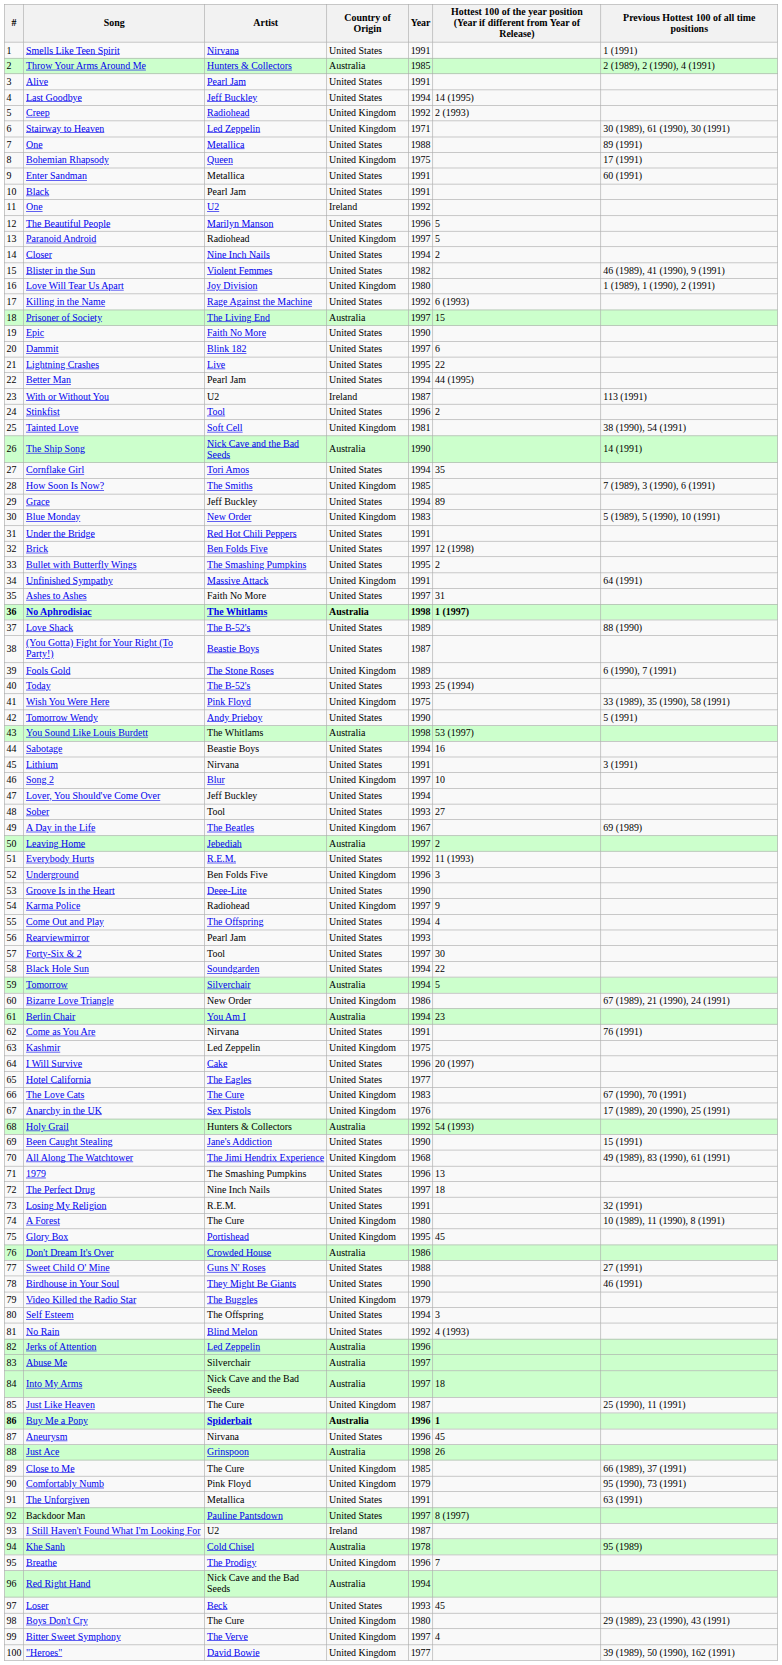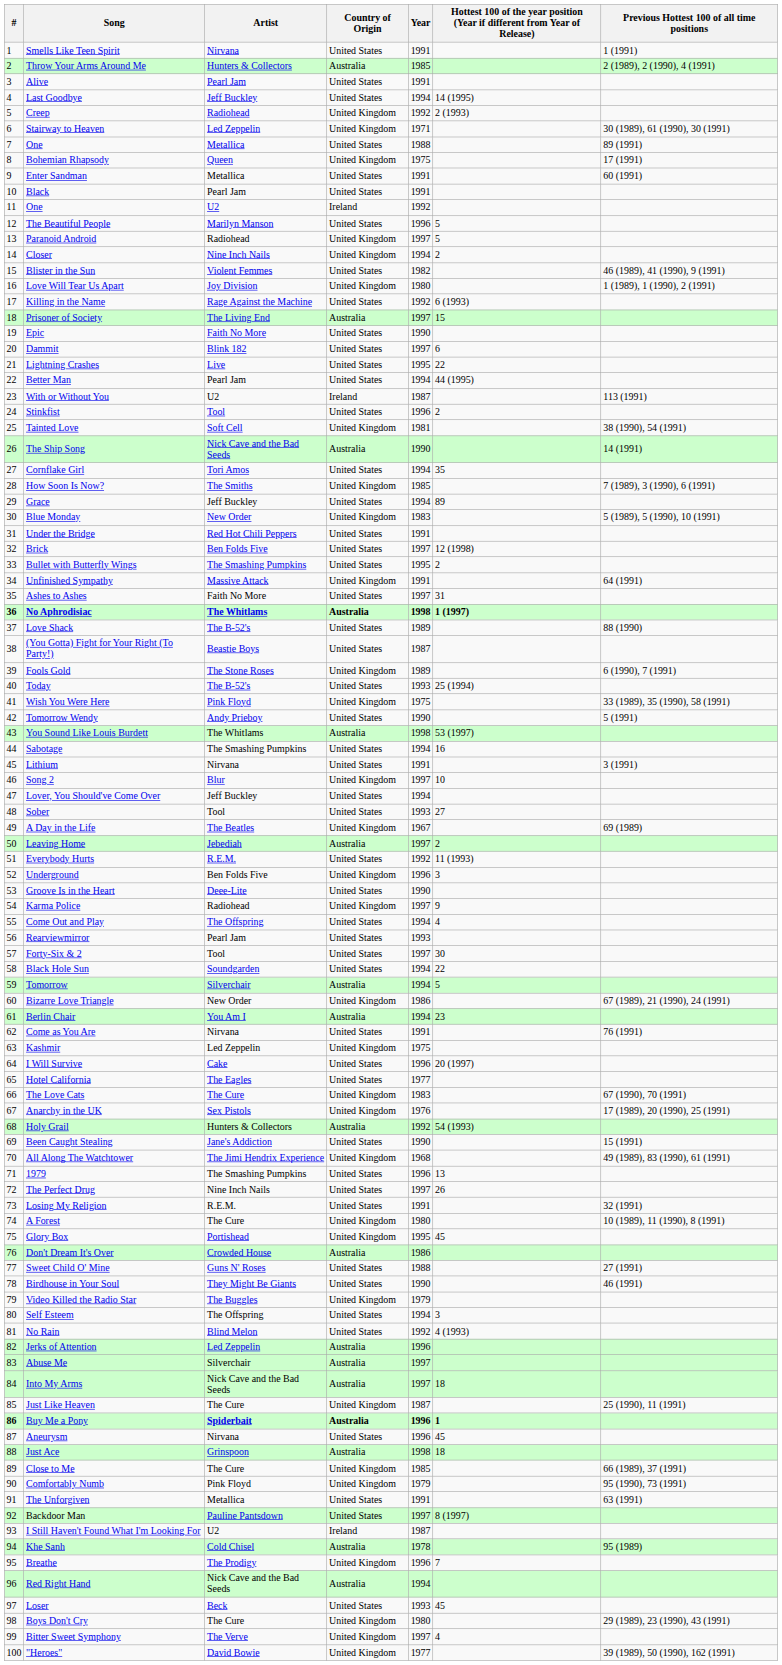(356, 254) United States -> (363, 254) United Kingdom
(233, 749) Beastie Boys -> (257, 749) The Smashing Pumpkins
(440, 1189) 18 -> (440, 1189) 26
(440, 1452) 26 -> (440, 1452) 18
